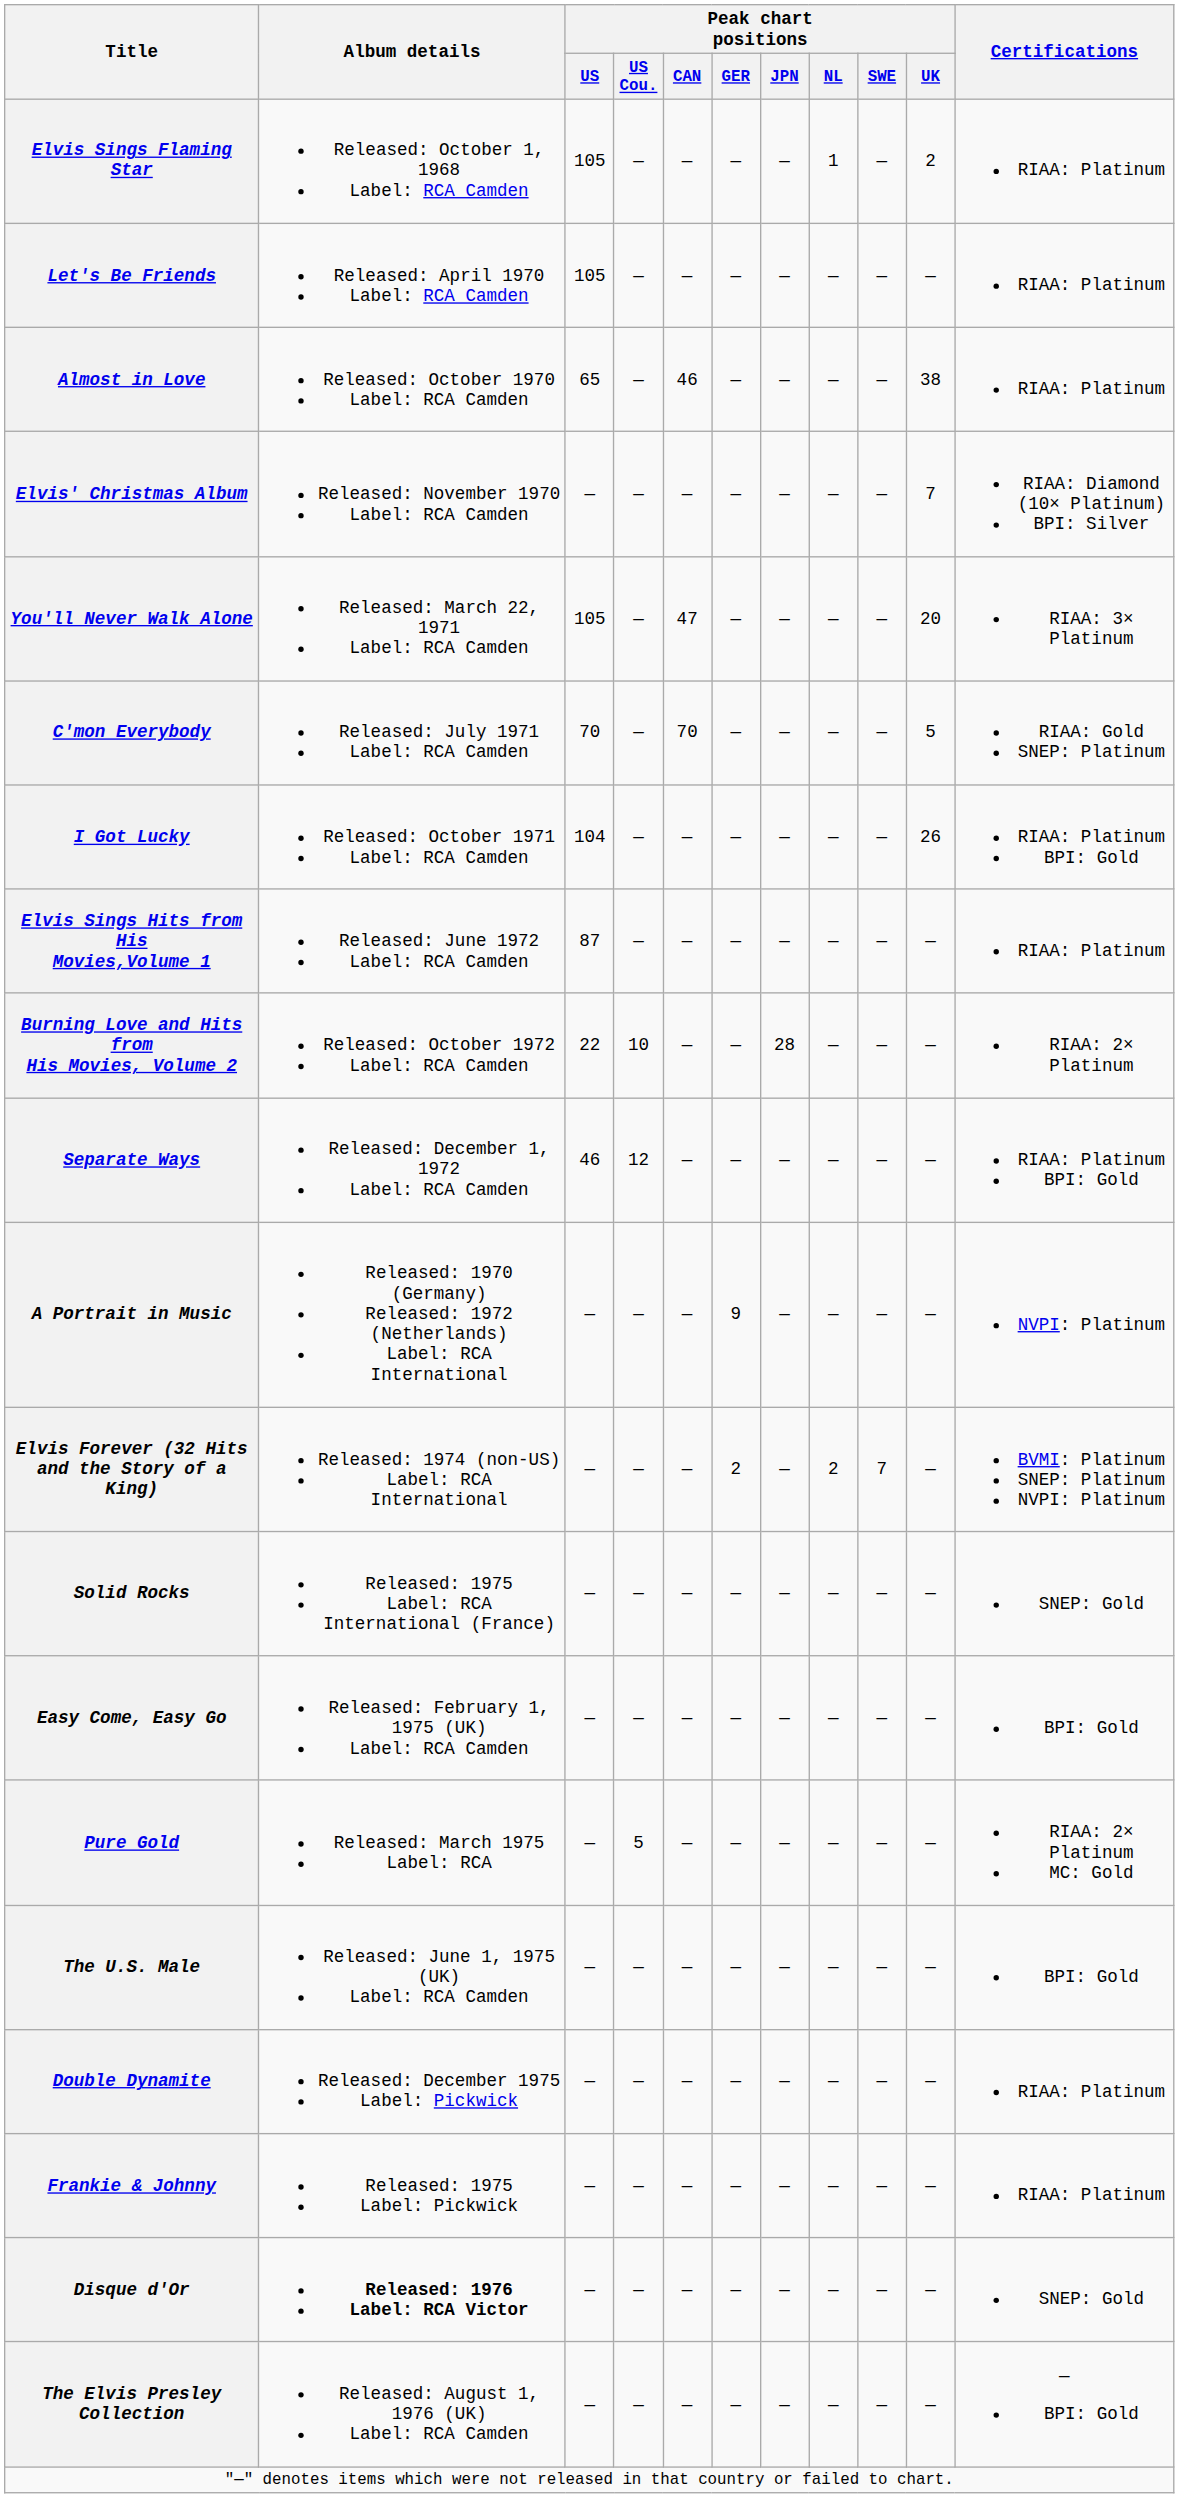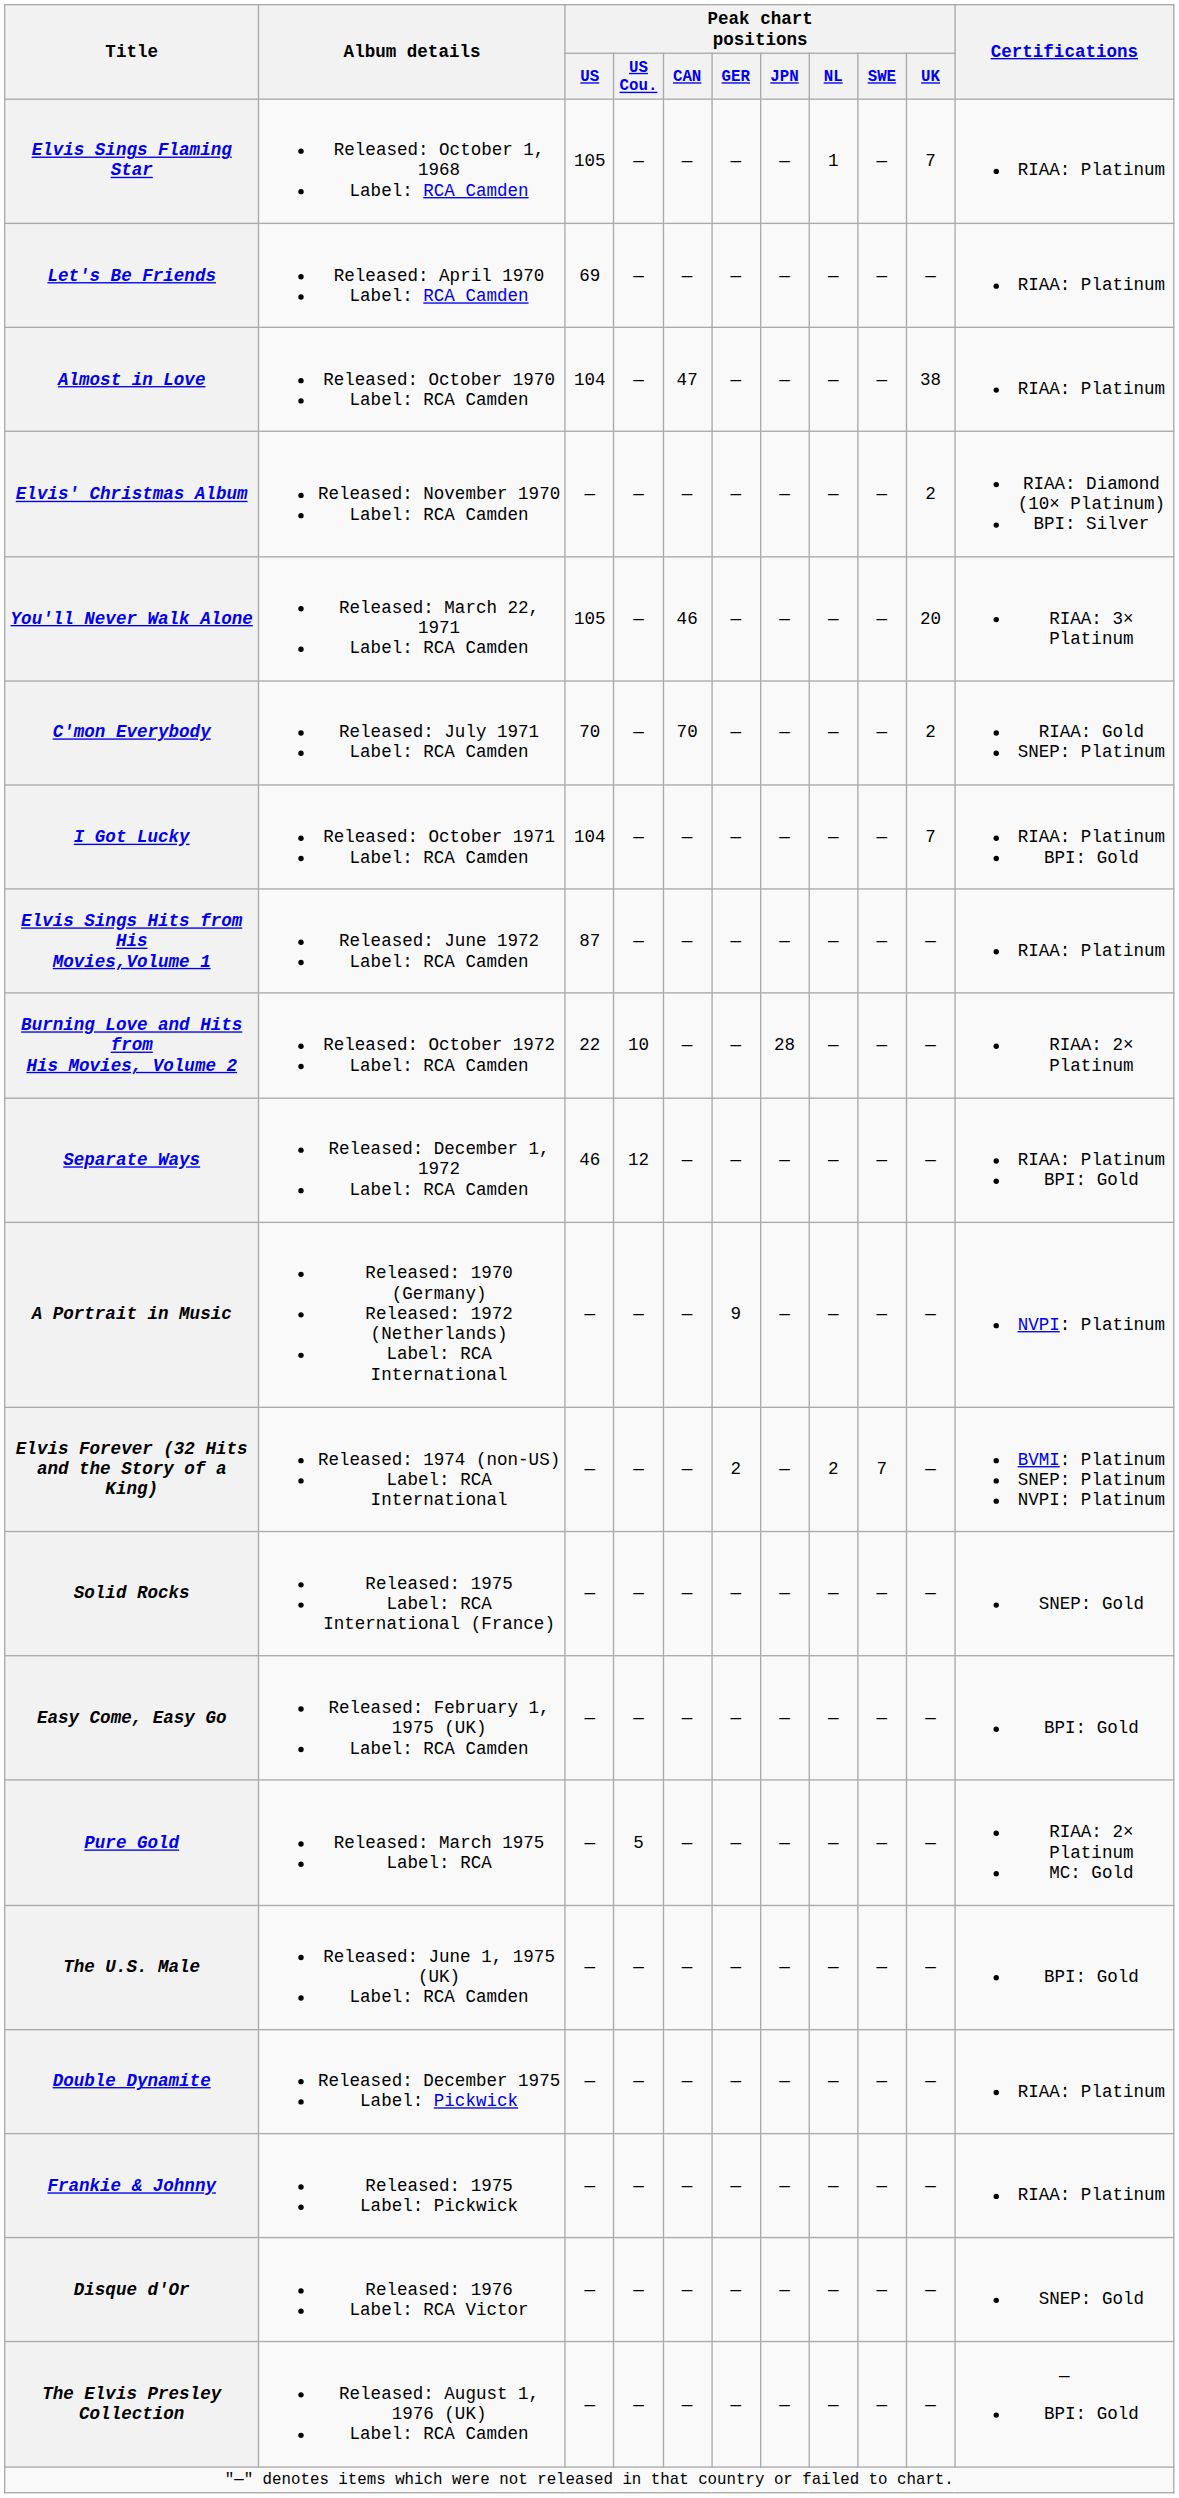(931, 161) 2 -> (931, 161) 7
(590, 276) 105 -> (590, 276) 69
(590, 380) 65 -> (590, 380) 104
(687, 380) 46 -> (687, 380) 47
(931, 494) 7 -> (931, 494) 2
(687, 619) 47 -> (687, 619) 46
(931, 733) 5 -> (931, 733) 2
(931, 837) 26 -> (931, 837) 7
(412, 2300) bold -> (412, 2300) normal
